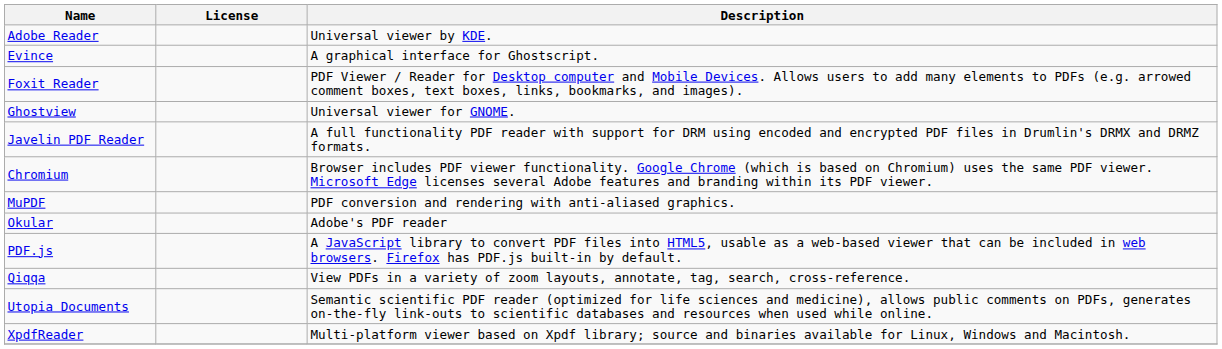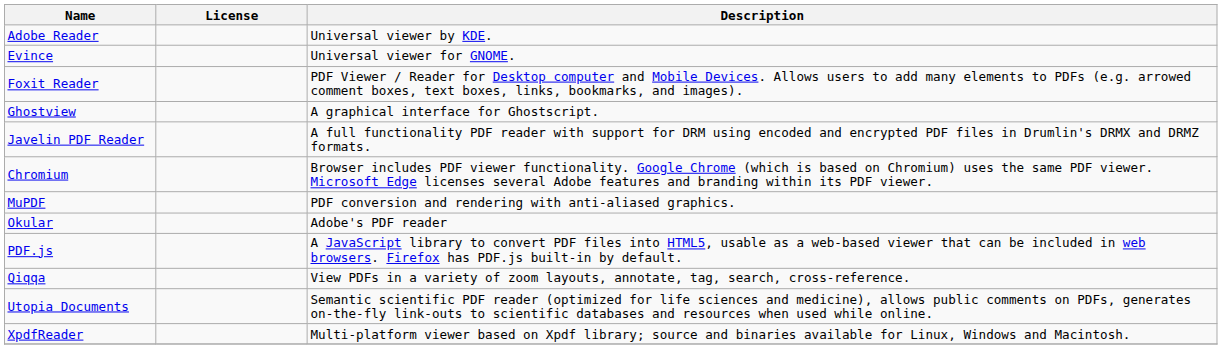(455, 56) A graphical interface for Ghostscript. -> (413, 56) Universal viewer for GNOME.
(413, 112) Universal viewer for GNOME. -> (455, 112) A graphical interface for Ghostscript.
